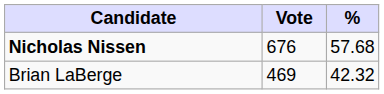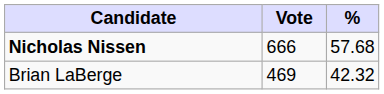(281, 46) 676 -> (281, 46) 666
